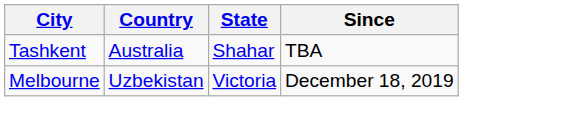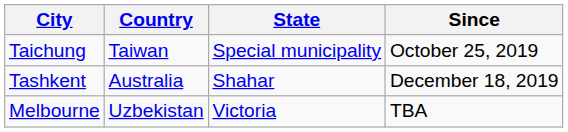+ row: (47, 50)
(304, 50) TBA -> (474, 80) December 18, 2019
(369, 80) December 18, 2019 -> (409, 111) TBA
